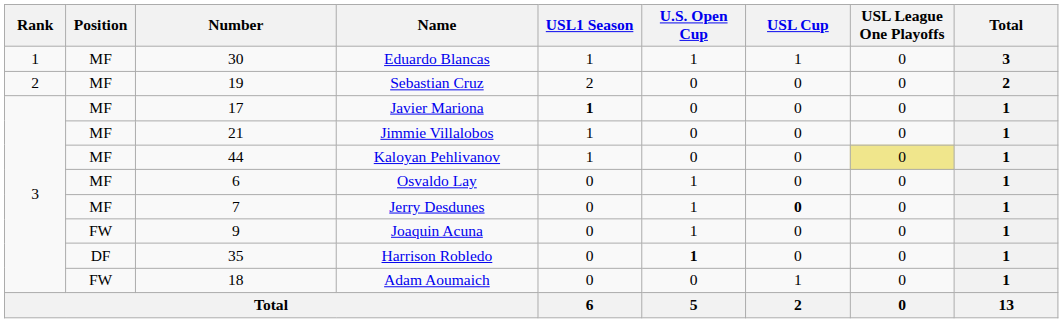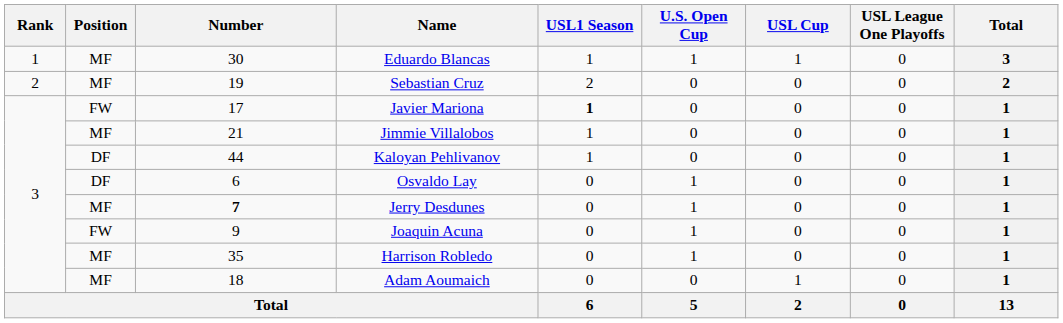(101, 108) MF -> (101, 108) FW
(101, 157) MF -> (101, 157) DF
(902, 157) khaki background -> (902, 157) no background
(101, 181) MF -> (101, 181) DF
(236, 206) normal -> (236, 206) bold
(798, 206) bold -> (798, 206) normal
(101, 255) DF -> (101, 255) MF
(694, 255) bold -> (694, 255) normal
(101, 280) FW -> (101, 280) MF
